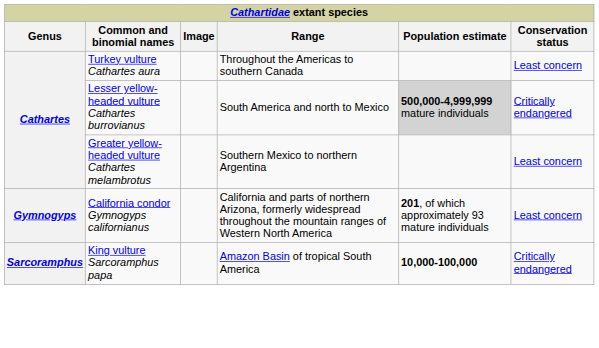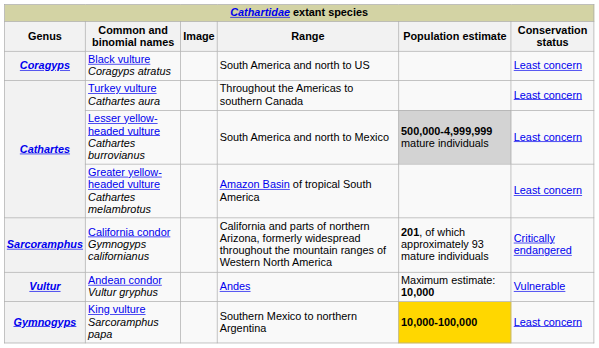+ row: (129, 65)
(543, 107) Critically endangered -> (548, 137) Least concern
(288, 161) Southern Mexico to northern Argentina -> (296, 191) Amazon Basin of tropical South America
(45, 215) Gymnogyps -> (45, 245) Sarcoramphus
(548, 215) Least concern -> (543, 245) Critically endangered
+ row: (125, 286)
(45, 263) Sarcoramphus -> (45, 322) Gymnogyps
(296, 263) Amazon Basin of tropical South America -> (288, 322) Southern Mexico to northern Argentina
(439, 263) no background -> (439, 322) gold background
(543, 263) Critically endangered -> (548, 322) Least concern
